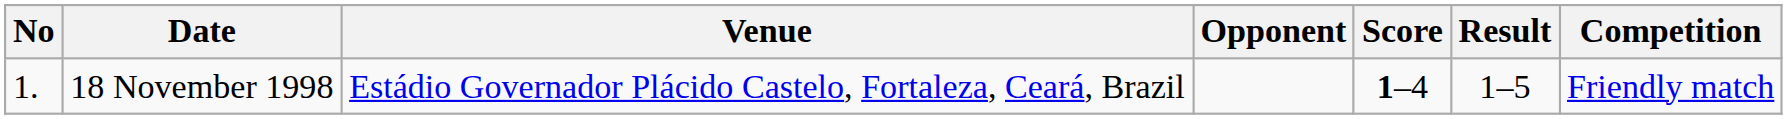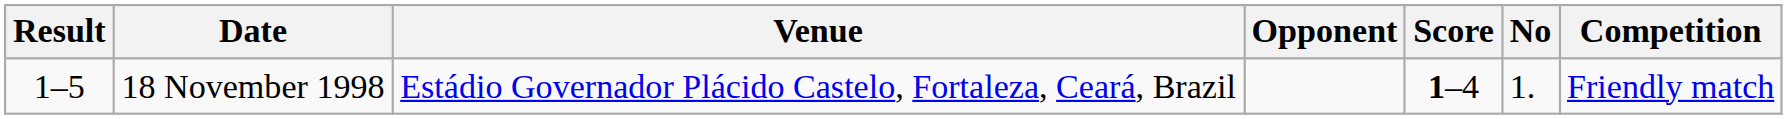columns swapped: (34, 31) <-> (1505, 31)
